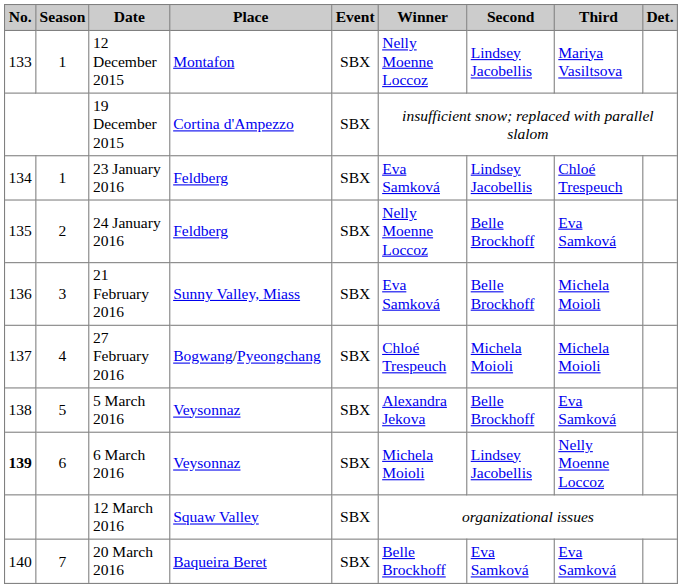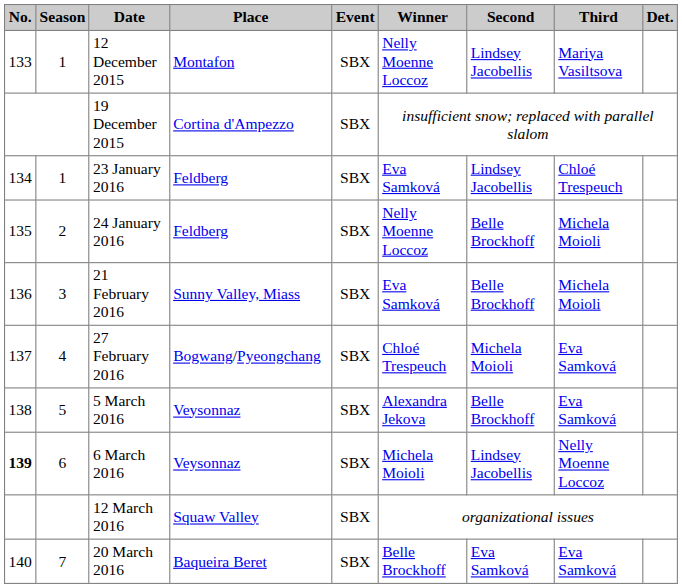(587, 231) Eva Samková -> (584, 231) Michela Moioli
(584, 356) Michela Moioli -> (587, 356) Eva Samková
